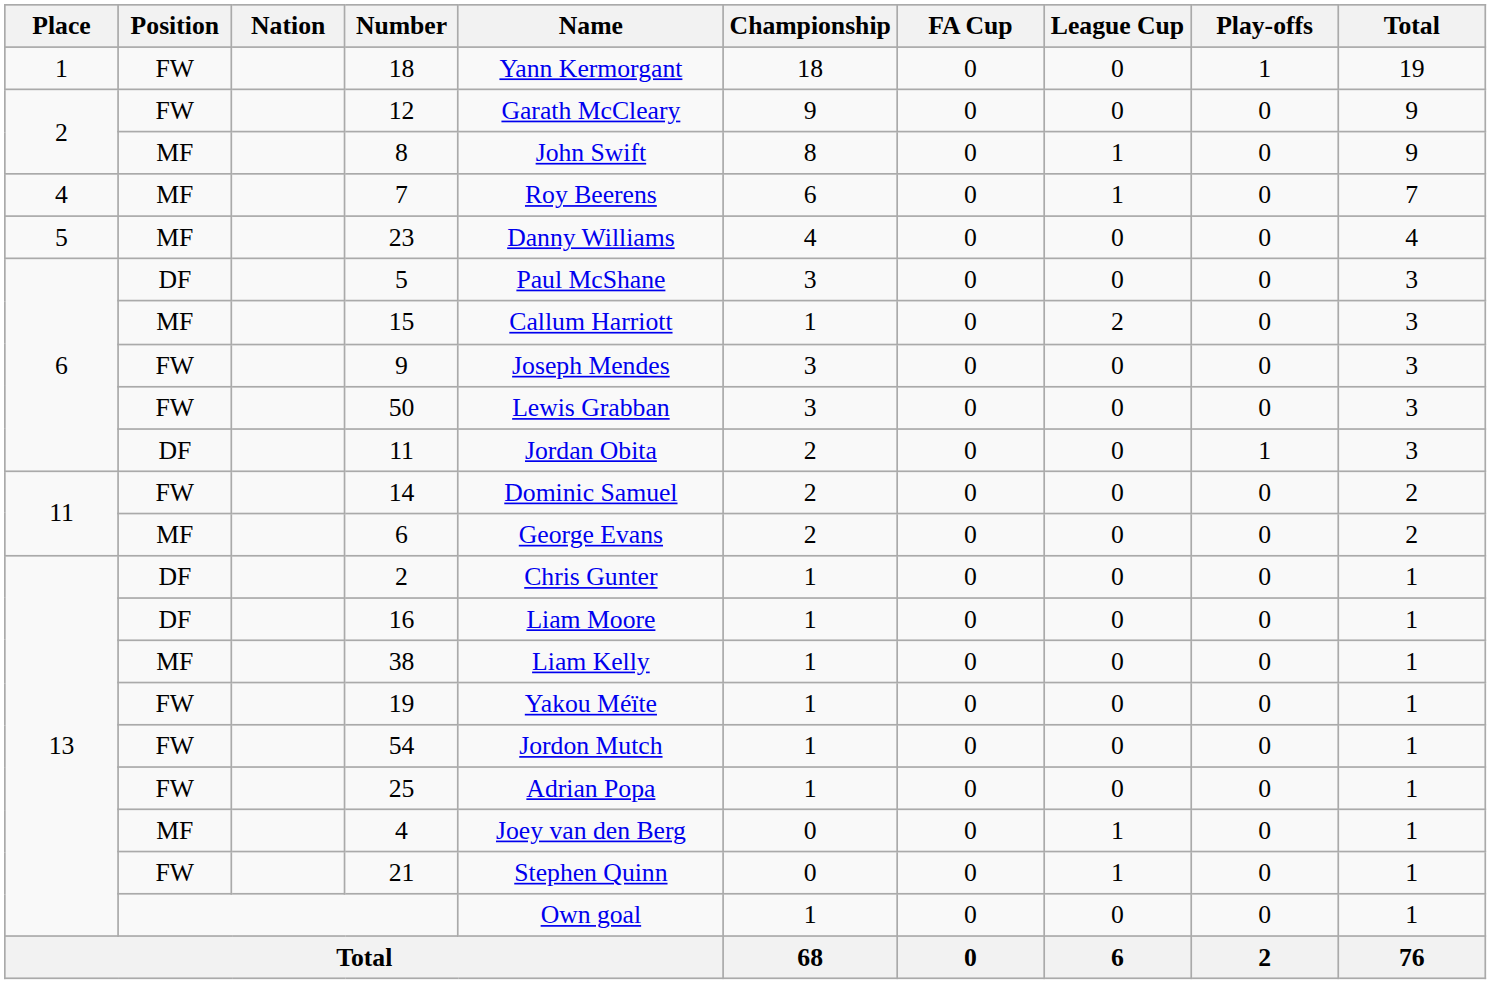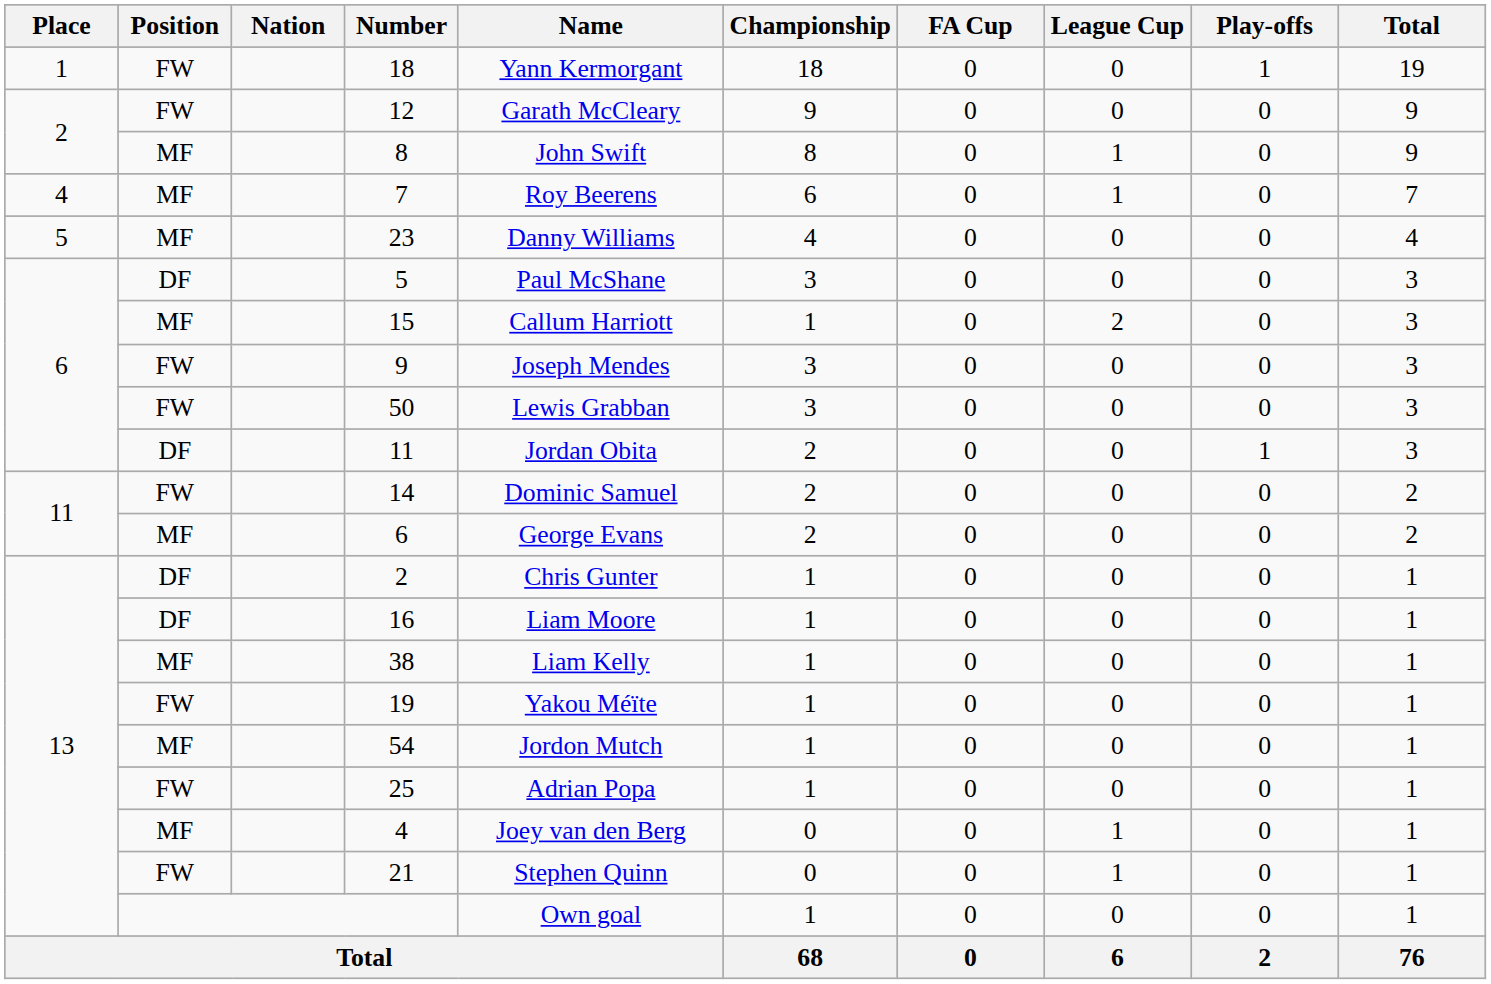(175, 745) FW -> (175, 745) MF
